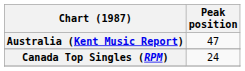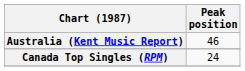(213, 41) 47 -> (213, 41) 46
